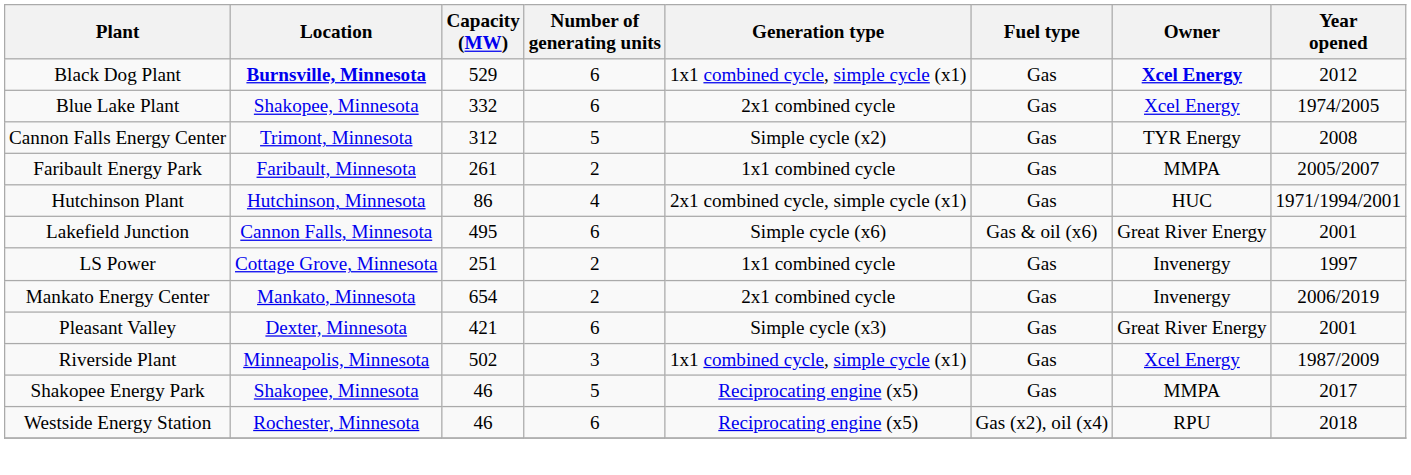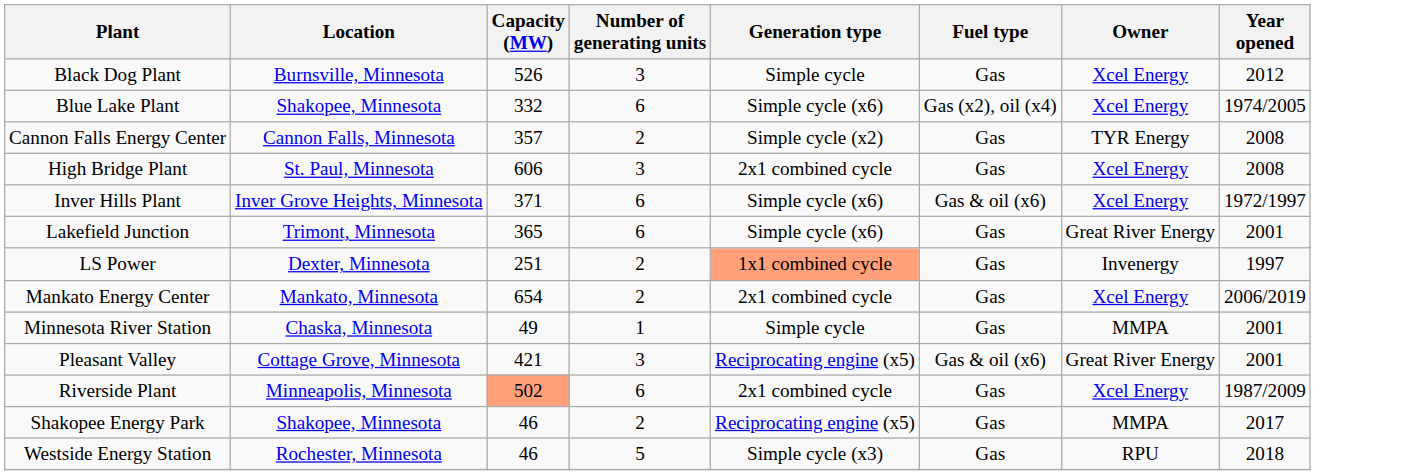(336, 74) bold -> (359, 74) normal
(483, 74) 529 -> (528, 74) 526
(595, 74) 6 -> (640, 74) 3
(818, 74) 1x1 combined cycle, simple cycle (x1) -> (815, 74) Simple cycle
(1192, 74) bold -> (1140, 74) normal
(818, 106) 2x1 combined cycle -> (815, 106) Simple cycle (x6)
(1042, 106) Gas -> (990, 106) Gas (x2), oil (x4)
(336, 137) Trimont, Minnesota -> (359, 137) Cannon Falls, Minnesota
(483, 137) 312 -> (528, 137) 357
(595, 137) 5 -> (640, 137) 2
- row: (118, 169)
+ row: (118, 169)
- row: (118, 201)
+ row: (118, 201)
(336, 232) Cannon Falls, Minnesota -> (359, 232) Trimont, Minnesota
(483, 232) 495 -> (528, 232) 365
(1042, 232) Gas & oil (x6) -> (990, 232) Gas
(336, 264) Cottage Grove, Minnesota -> (359, 264) Dexter, Minnesota
(818, 264) no background -> (815, 264) lightsalmon background
(1192, 295) Invenergy -> (1140, 295) Xcel Energy
+ row: (118, 327)
(336, 327) Dexter, Minnesota -> (359, 358) Cottage Grove, Minnesota
(595, 327) 6 -> (640, 358) 3
(818, 327) Simple cycle (x3) -> (815, 358) Reciprocating engine (x5)
(1042, 327) Gas -> (990, 358) Gas & oil (x6)
(483, 358) no background -> (528, 390) lightsalmon background
(595, 358) 3 -> (640, 390) 6
(818, 358) 1x1 combined cycle, simple cycle (x1) -> (815, 390) 2x1 combined cycle
(595, 390) 5 -> (640, 422) 2
(595, 422) 6 -> (640, 453) 5
(818, 422) Reciprocating engine (x5) -> (815, 453) Simple cycle (x3)
(1042, 422) Gas (x2), oil (x4) -> (990, 453) Gas
